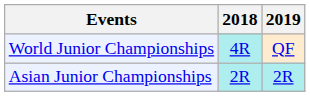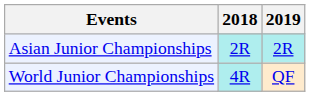rows swapped: (110, 77) <-> (111, 48)
